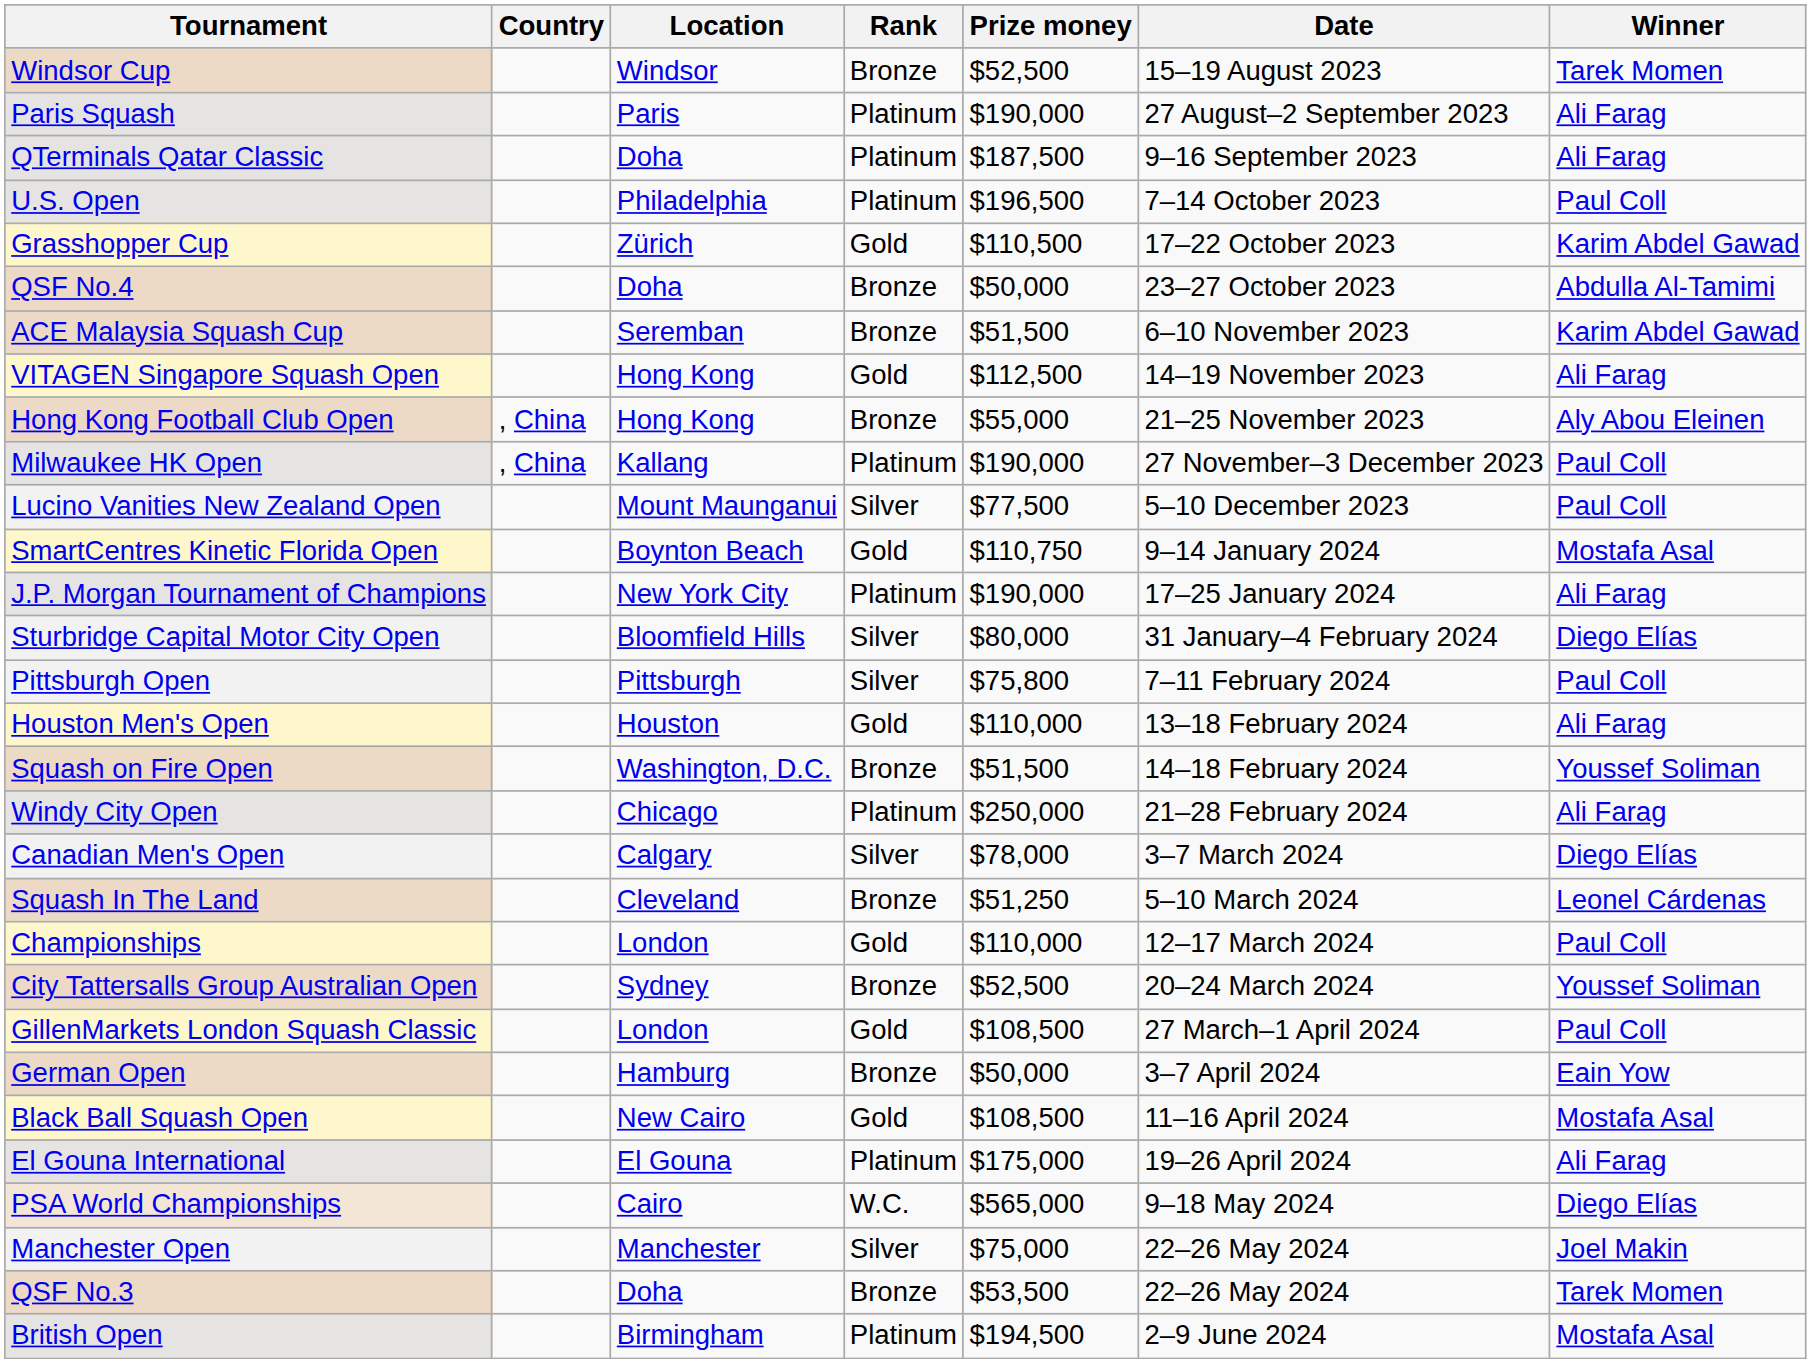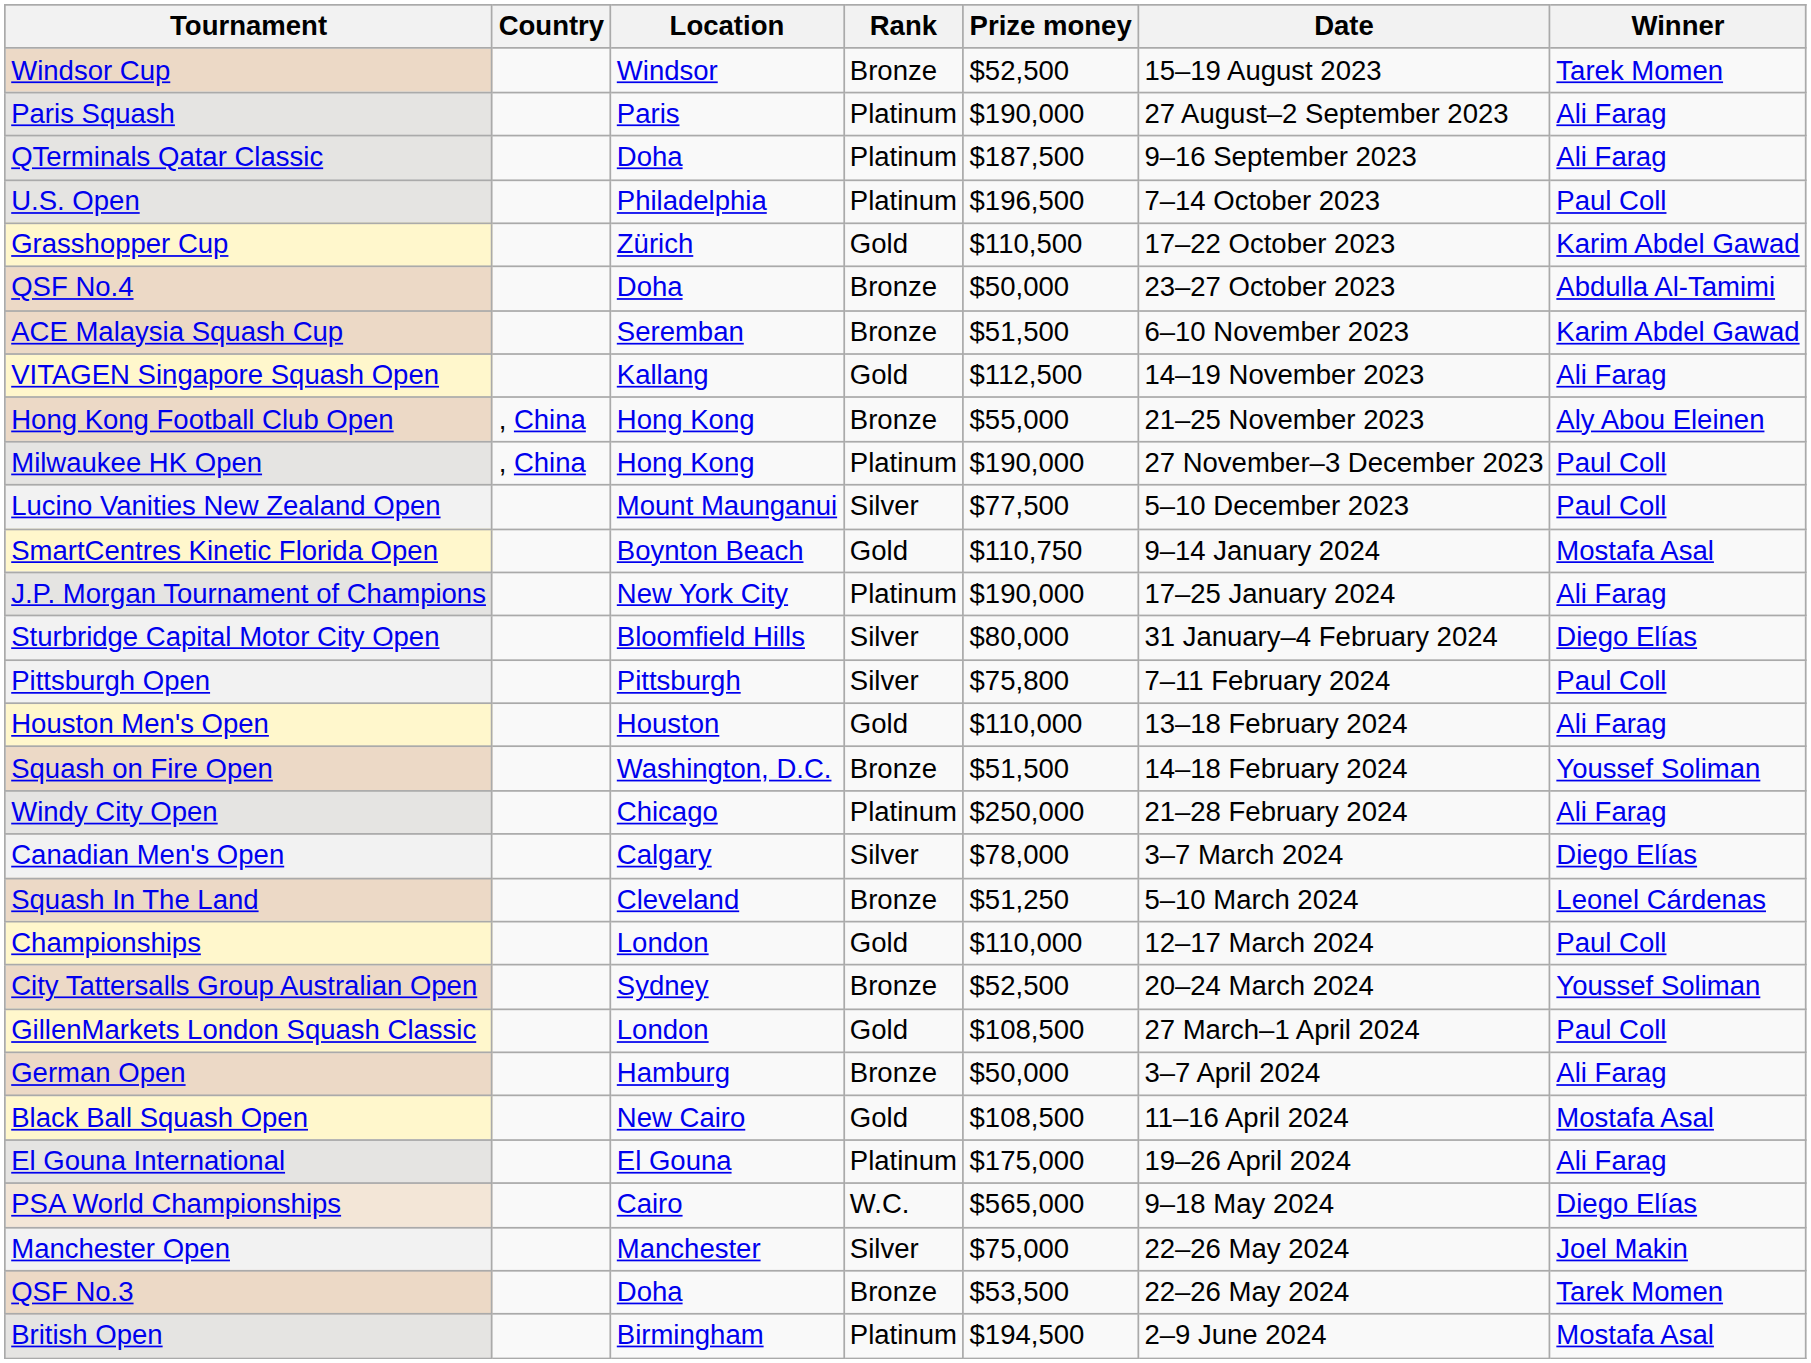(686, 375) Hong Kong -> (663, 375) Kallang
(663, 462) Kallang -> (686, 462) Hong Kong
(1613, 1073) Eain Yow -> (1611, 1073) Ali Farag
